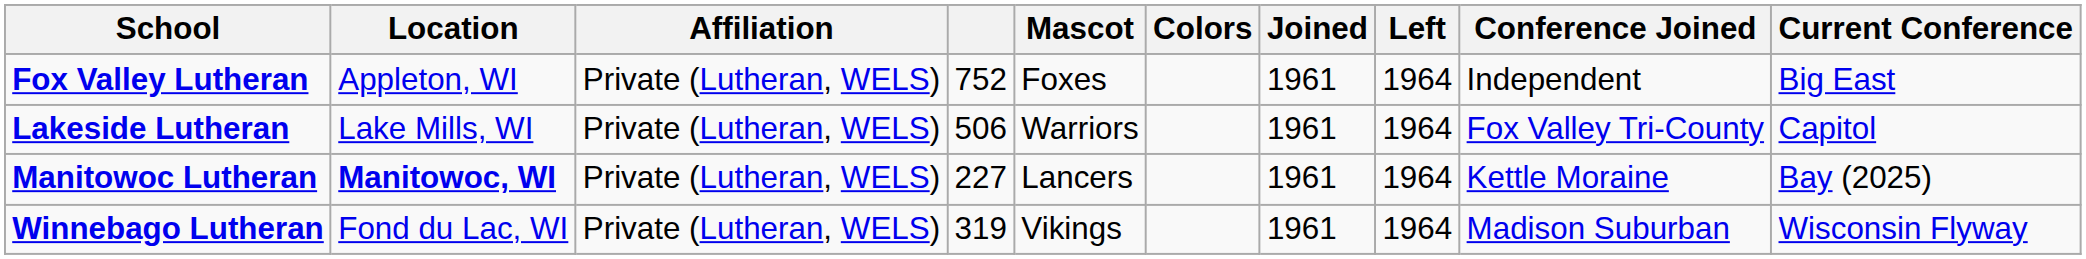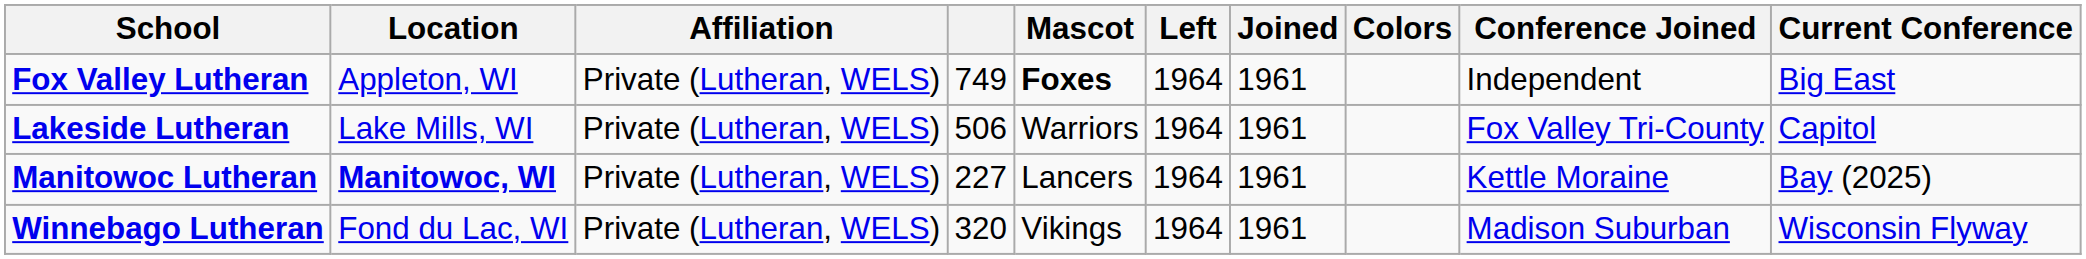columns swapped: (1203, 29) <-> (1417, 29)
(981, 79) 752 -> (981, 79) 749
(1064, 79) normal -> (1067, 79) bold
(981, 228) 319 -> (981, 228) 320
